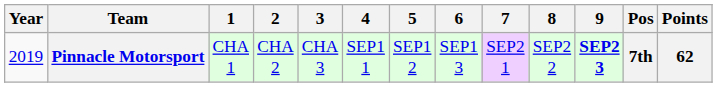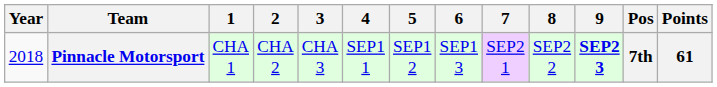(26, 56) 2019 -> (26, 56) 2018
(685, 56) 62 -> (685, 56) 61
